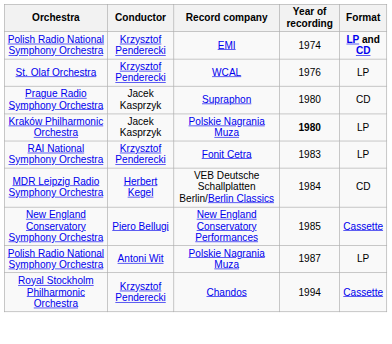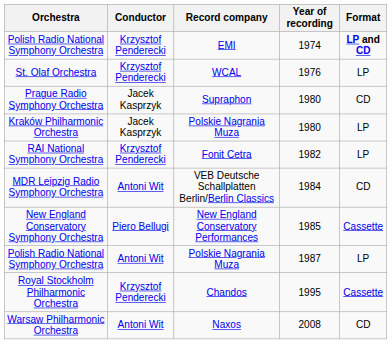(310, 127) bold -> (310, 127) normal
(310, 154) 1983 -> (310, 154) 1982
(141, 187) Herbert Kegel -> (141, 187) Antoni Wit
(310, 292) 1994 -> (310, 292) 1995
+ row: (56, 325)
